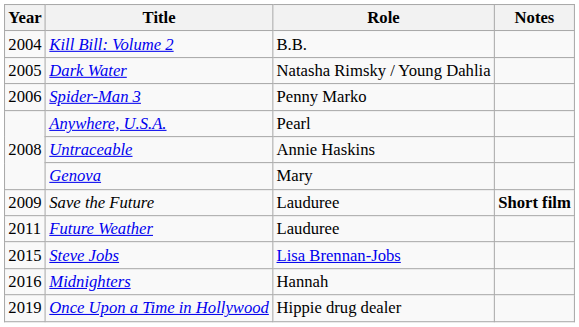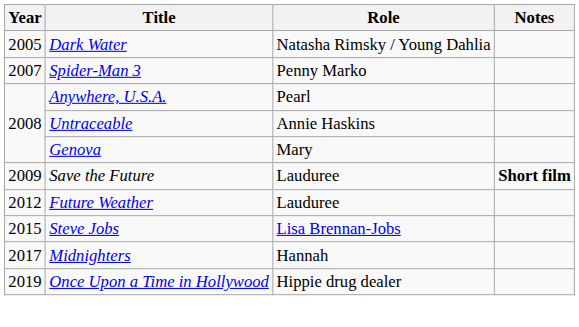- row: (111, 44)
(25, 96) 2006 -> (25, 70) 2007
(25, 228) 2011 -> (25, 202) 2012
(25, 281) 2016 -> (25, 255) 2017
